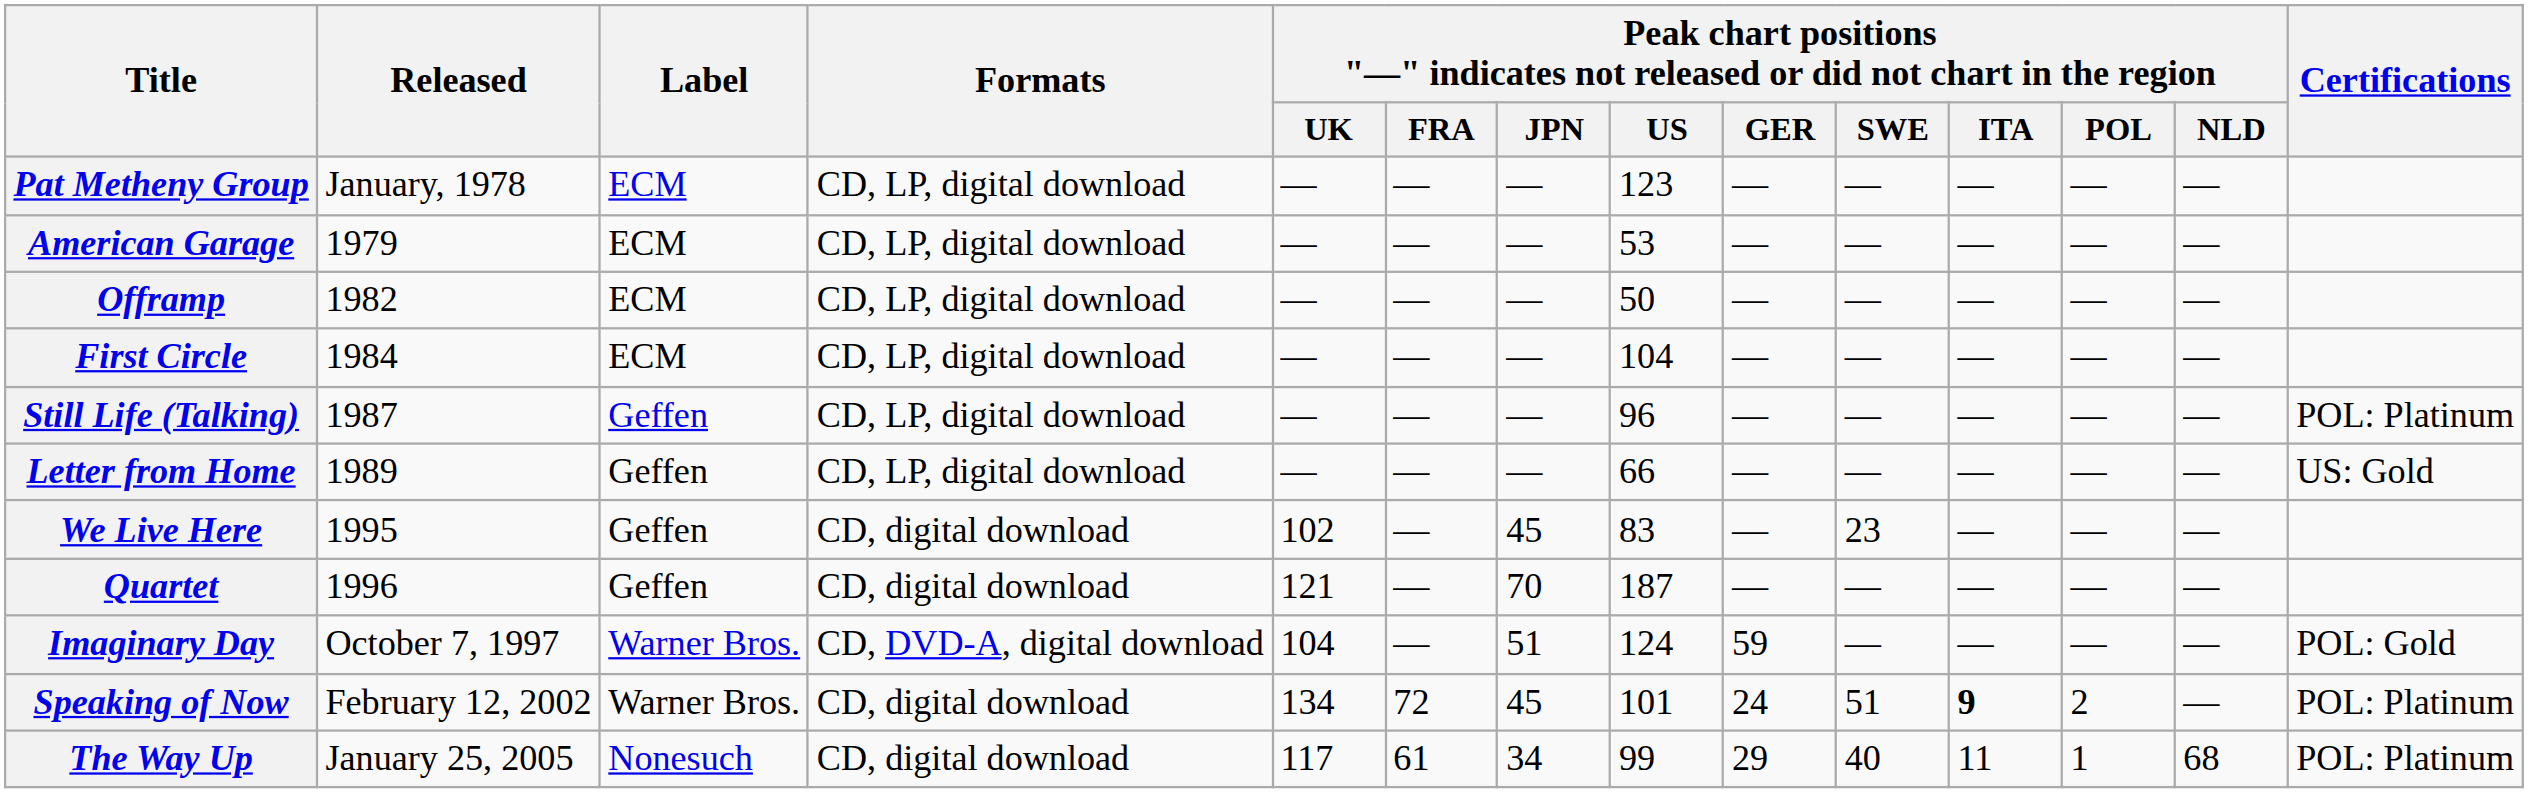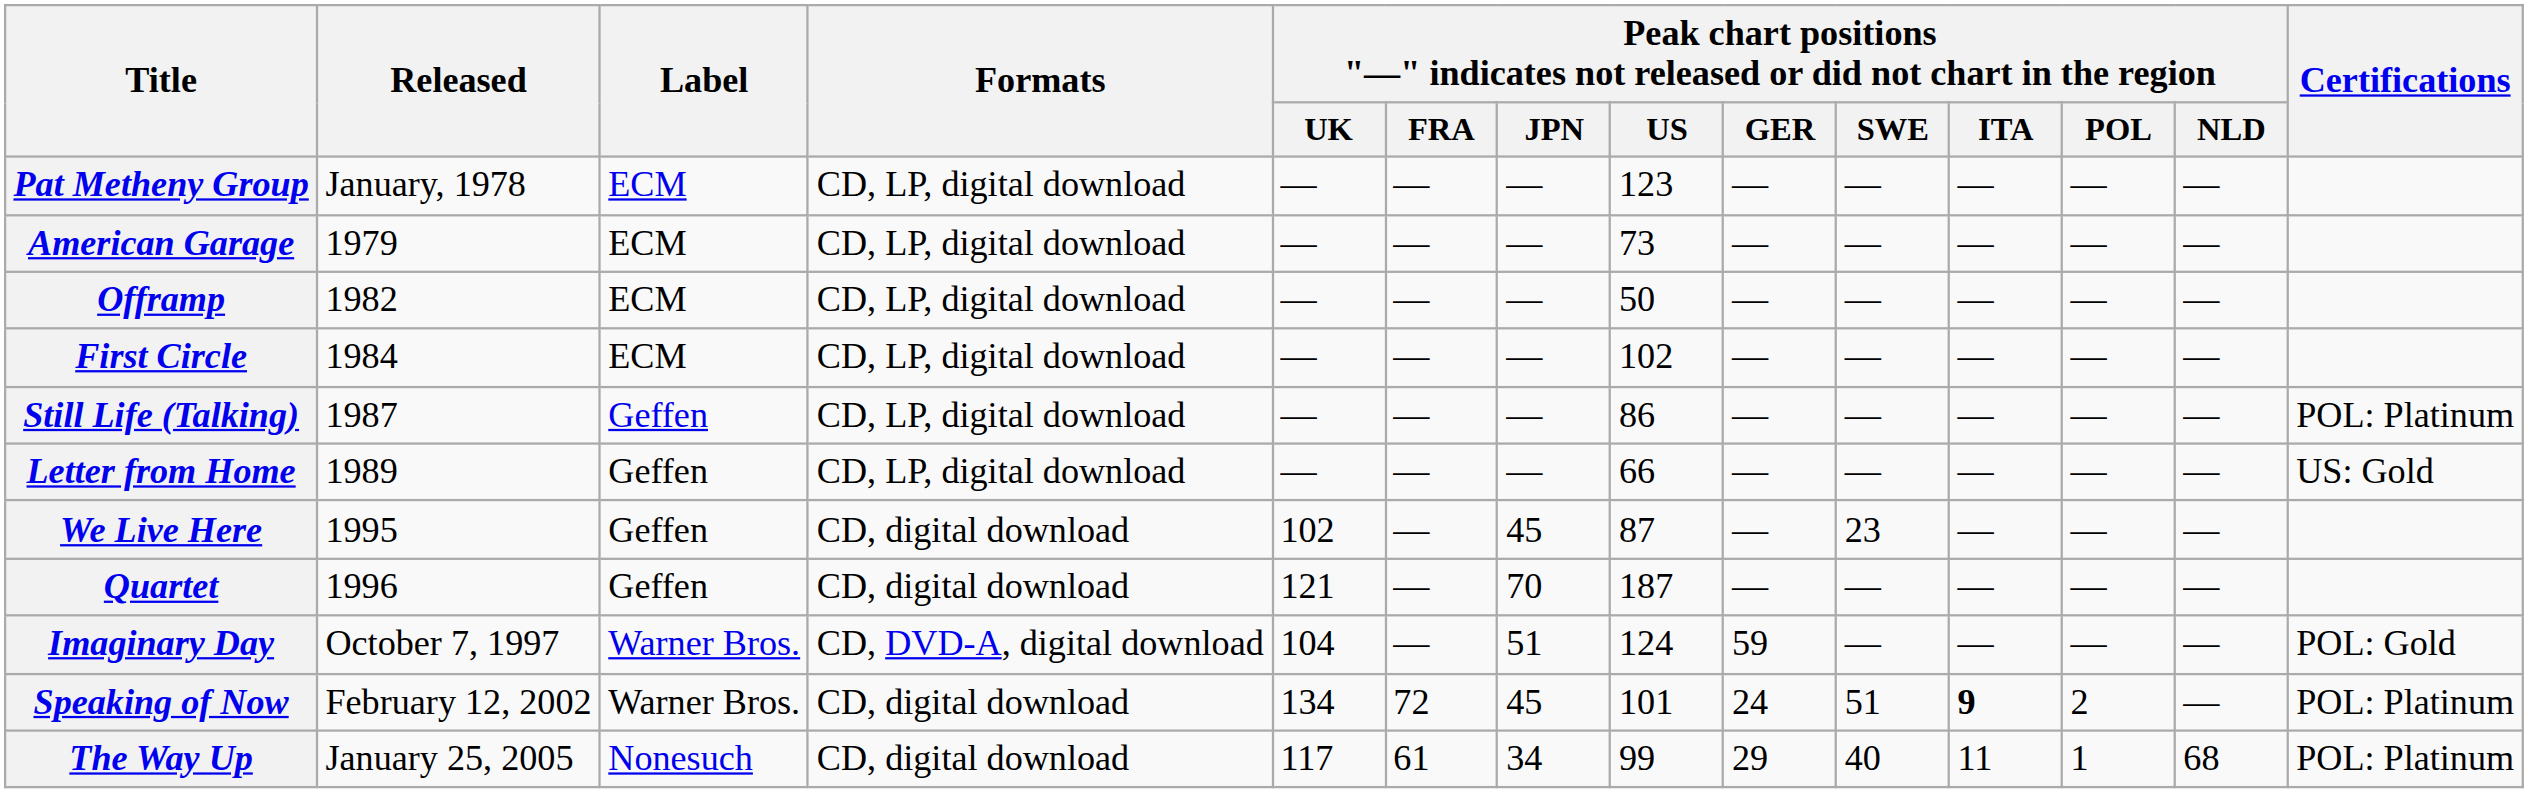(1637, 242) 53 -> (1637, 242) 73
(1646, 356) 104 -> (1646, 356) 102
(1637, 414) 96 -> (1637, 414) 86
(1637, 528) 83 -> (1637, 528) 87
